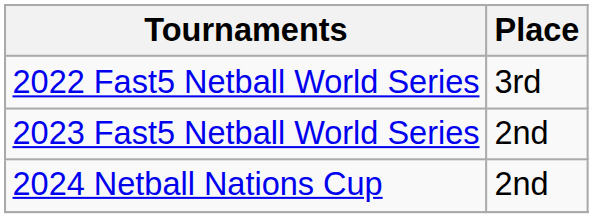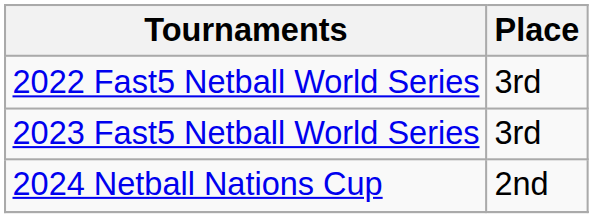(522, 133) 2nd -> (518, 133) 3rd
